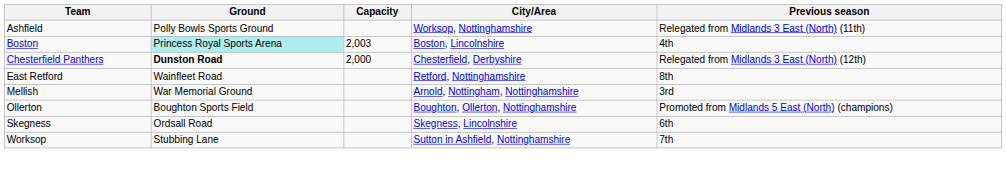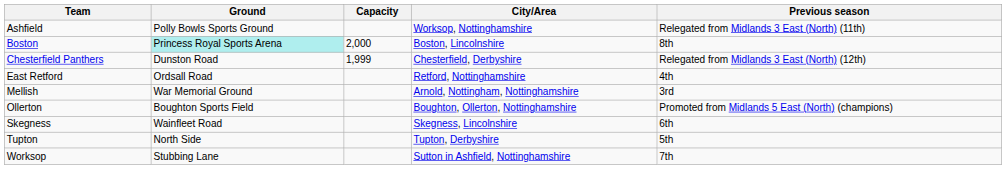(359, 44) 2,003 -> (359, 44) 2,000
(666, 44) 4th -> (666, 44) 8th
(188, 60) bold -> (186, 60) normal
(359, 60) 2,000 -> (359, 60) 1,999
(188, 76) Wainfleet Road -> (183, 76) Ordsall Road
(666, 76) 8th -> (666, 76) 4th
(183, 124) Ordsall Road -> (188, 124) Wainfleet Road
+ row: (22, 140)
